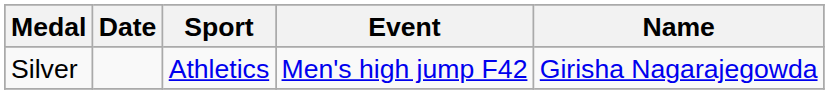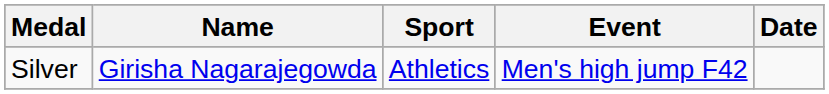columns swapped: (679, 26) <-> (128, 26)
